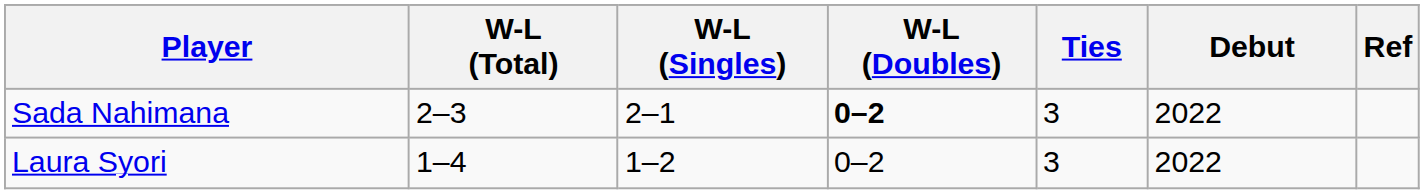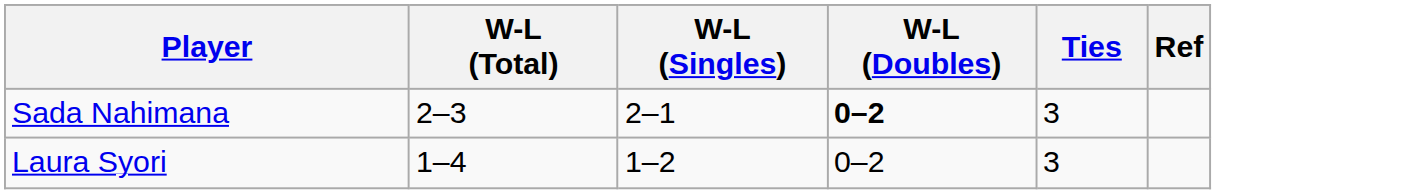- column: (1252, 46)
